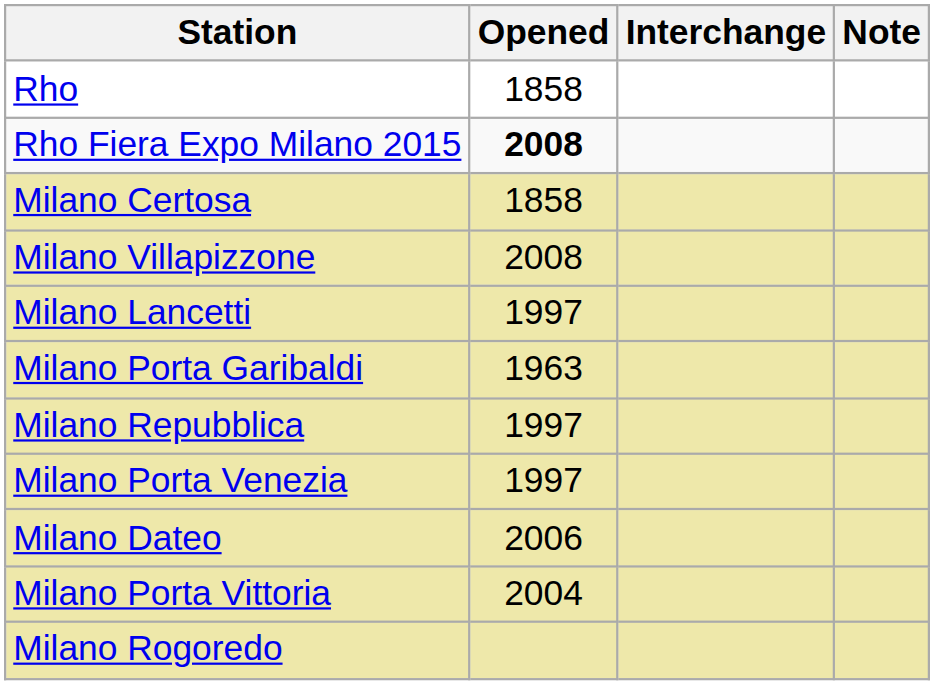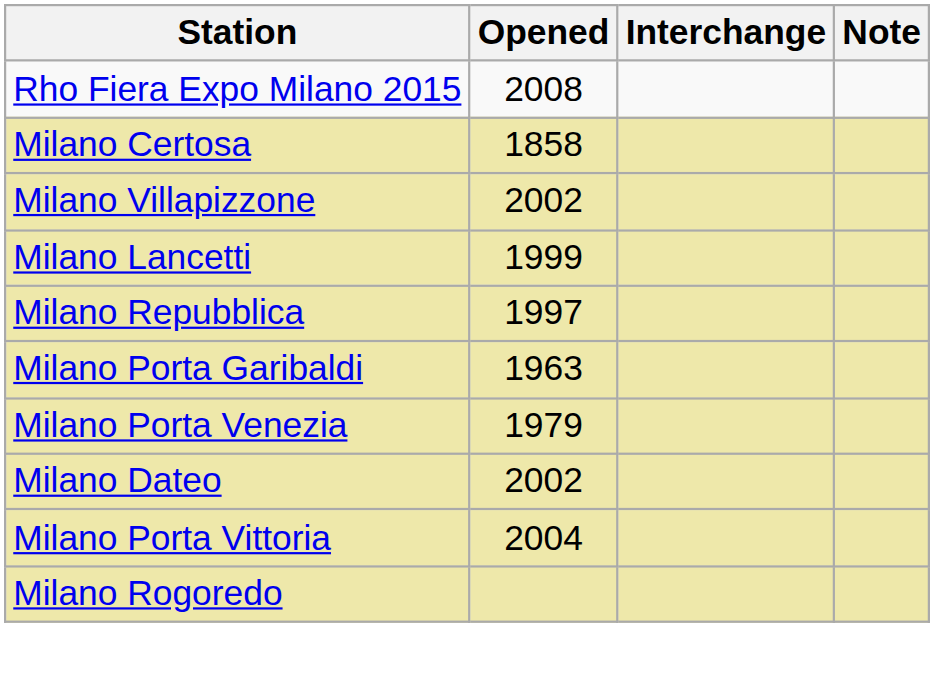- row: (46, 88)
(544, 144) bold -> (544, 88) normal
(544, 256) 2008 -> (544, 200) 2002
(544, 312) 1997 -> (544, 256) 1999
rows swapped: (188, 369) <-> (159, 425)
(544, 481) 1997 -> (544, 425) 1979
(544, 537) 2006 -> (544, 481) 2002
